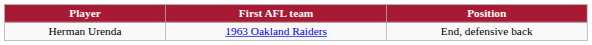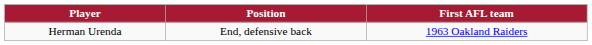columns swapped: (487, 13) <-> (276, 13)
